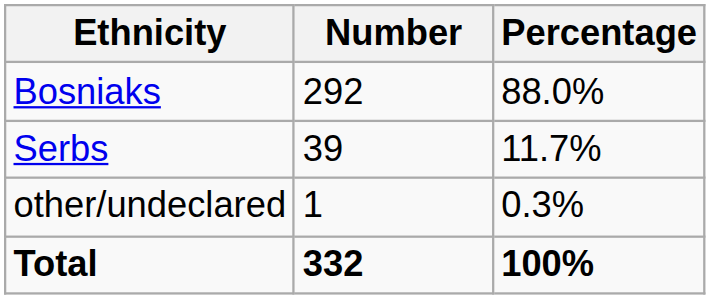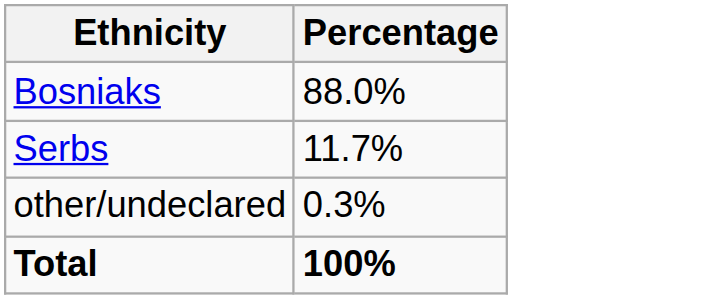- column: (394, 33)
